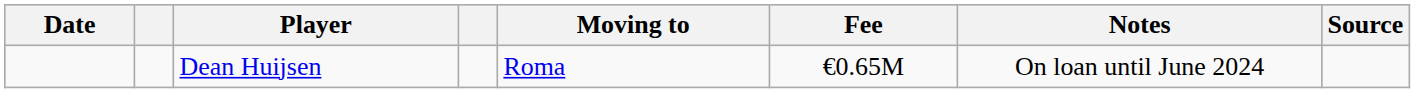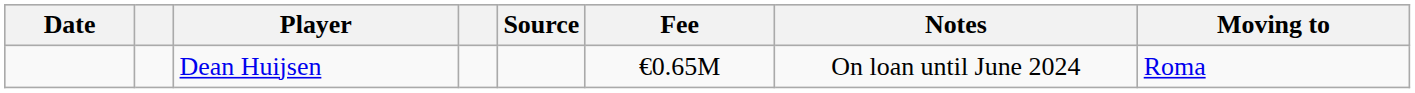columns swapped: (633, 25) <-> (1365, 25)
